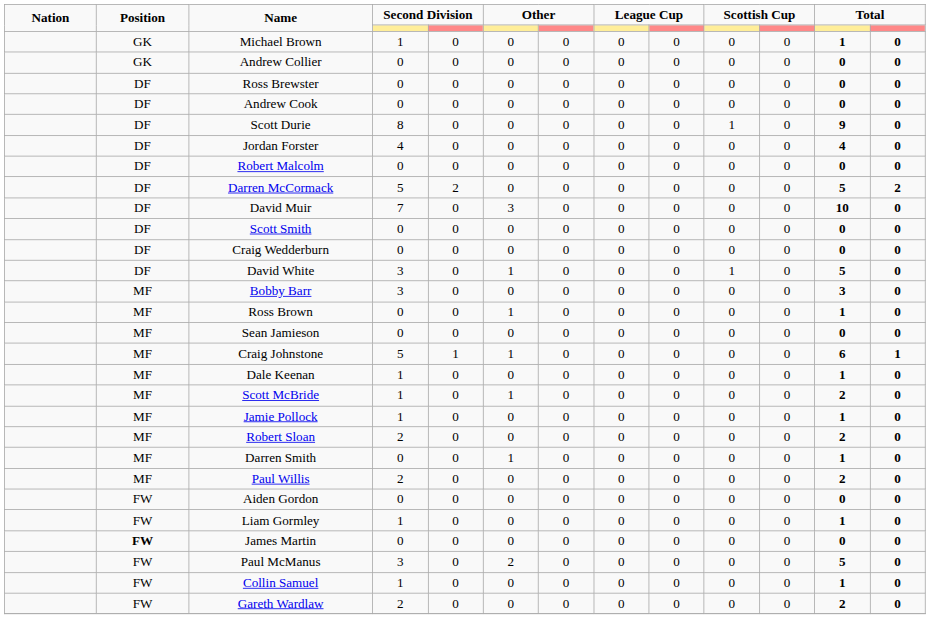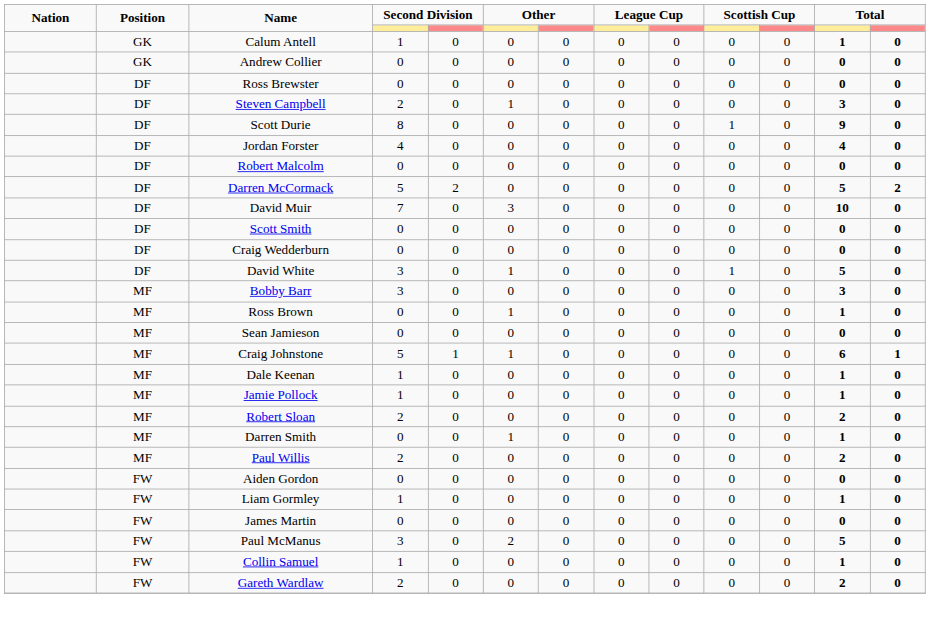+ row: (281, 41)
- row: (281, 41)
+ row: (281, 104)
- row: (281, 104)
- row: (281, 395)
(143, 541) bold -> (143, 520) normal
